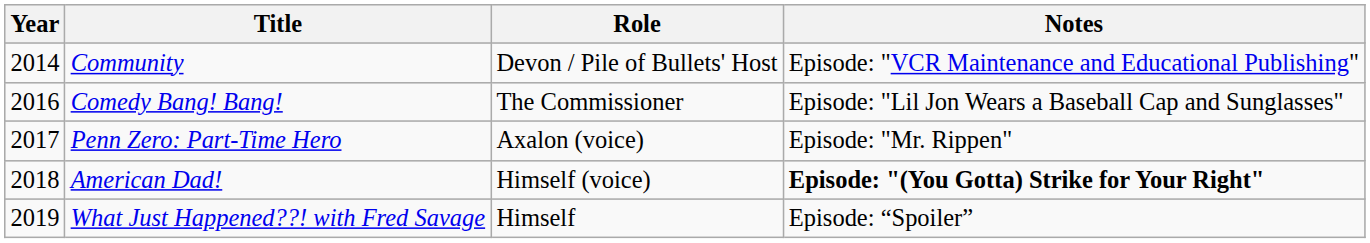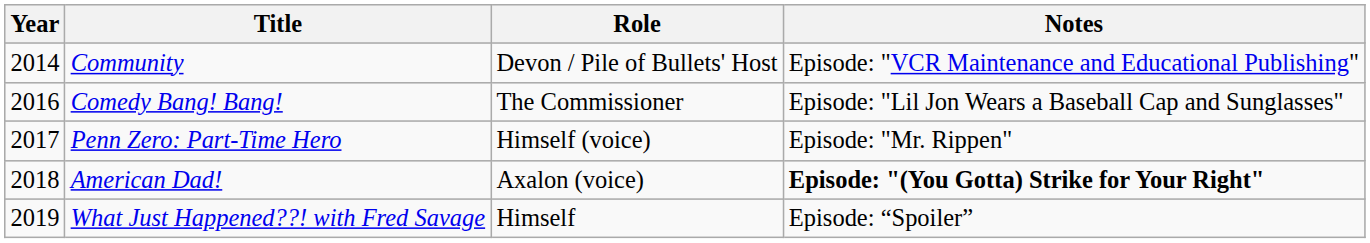(570, 140) Axalon (voice) -> (574, 140) Himself (voice)
(574, 179) Himself (voice) -> (570, 179) Axalon (voice)
